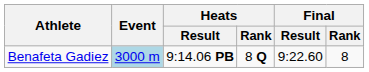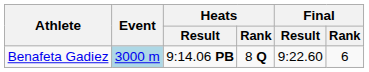(345, 57) 8 -> (345, 57) 6
